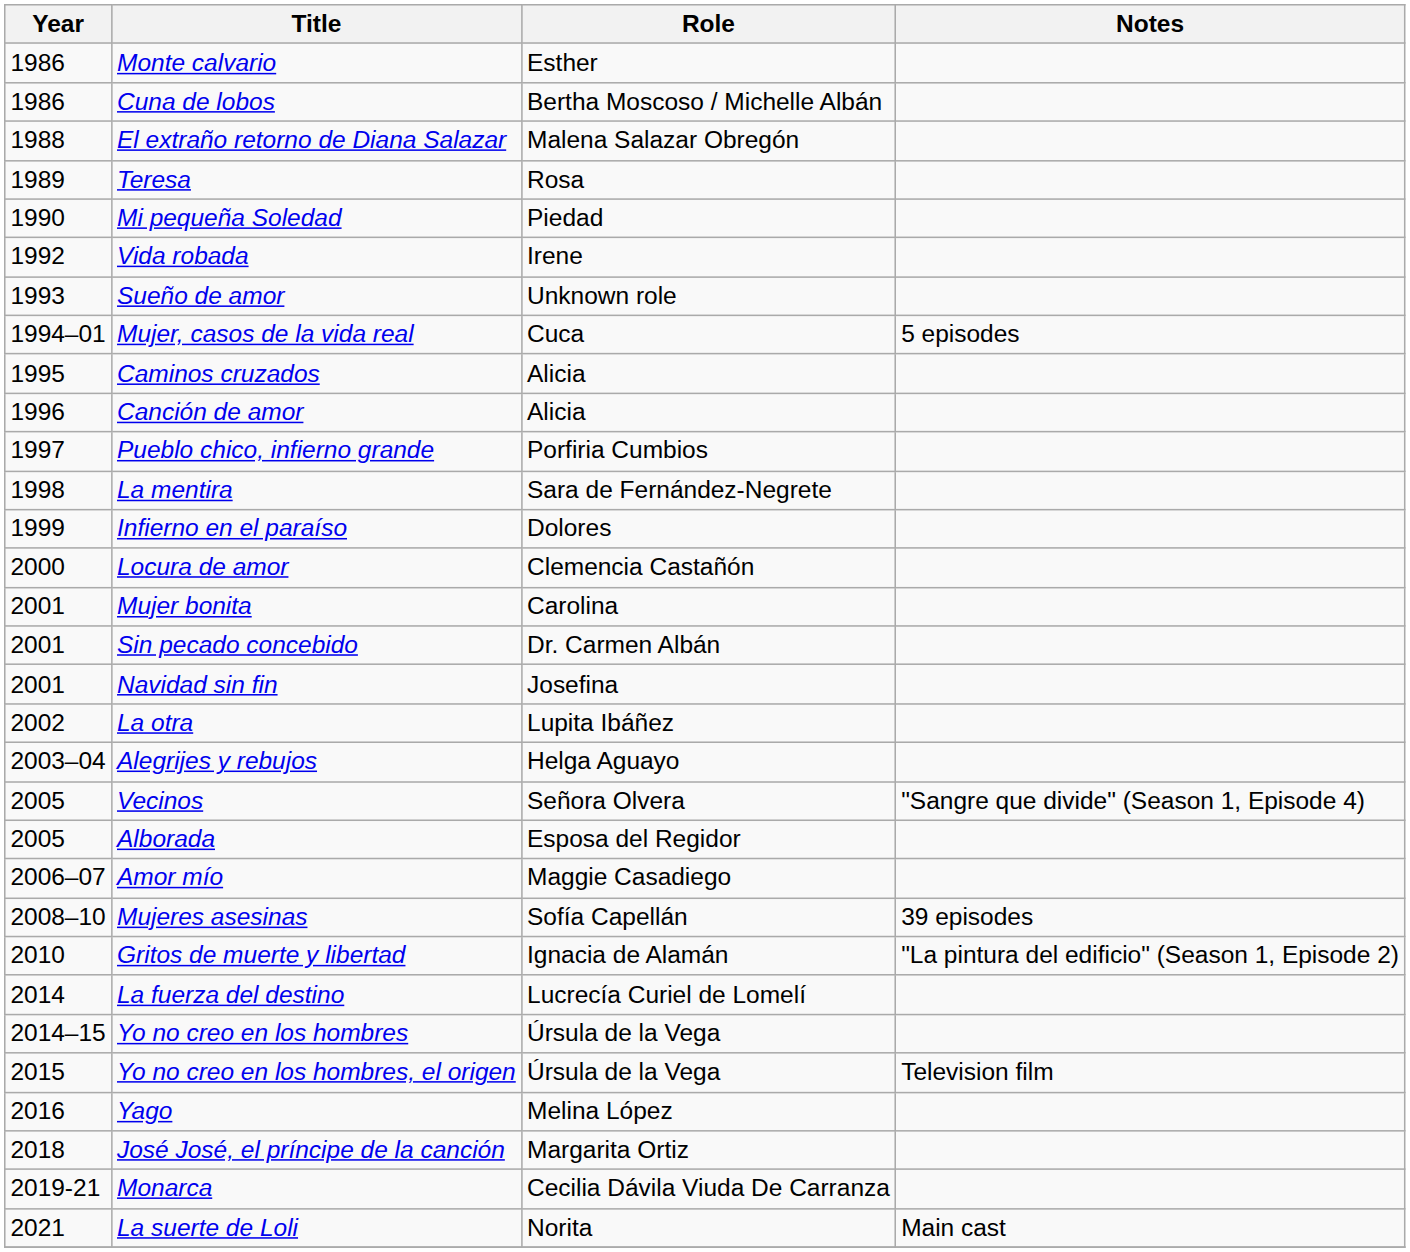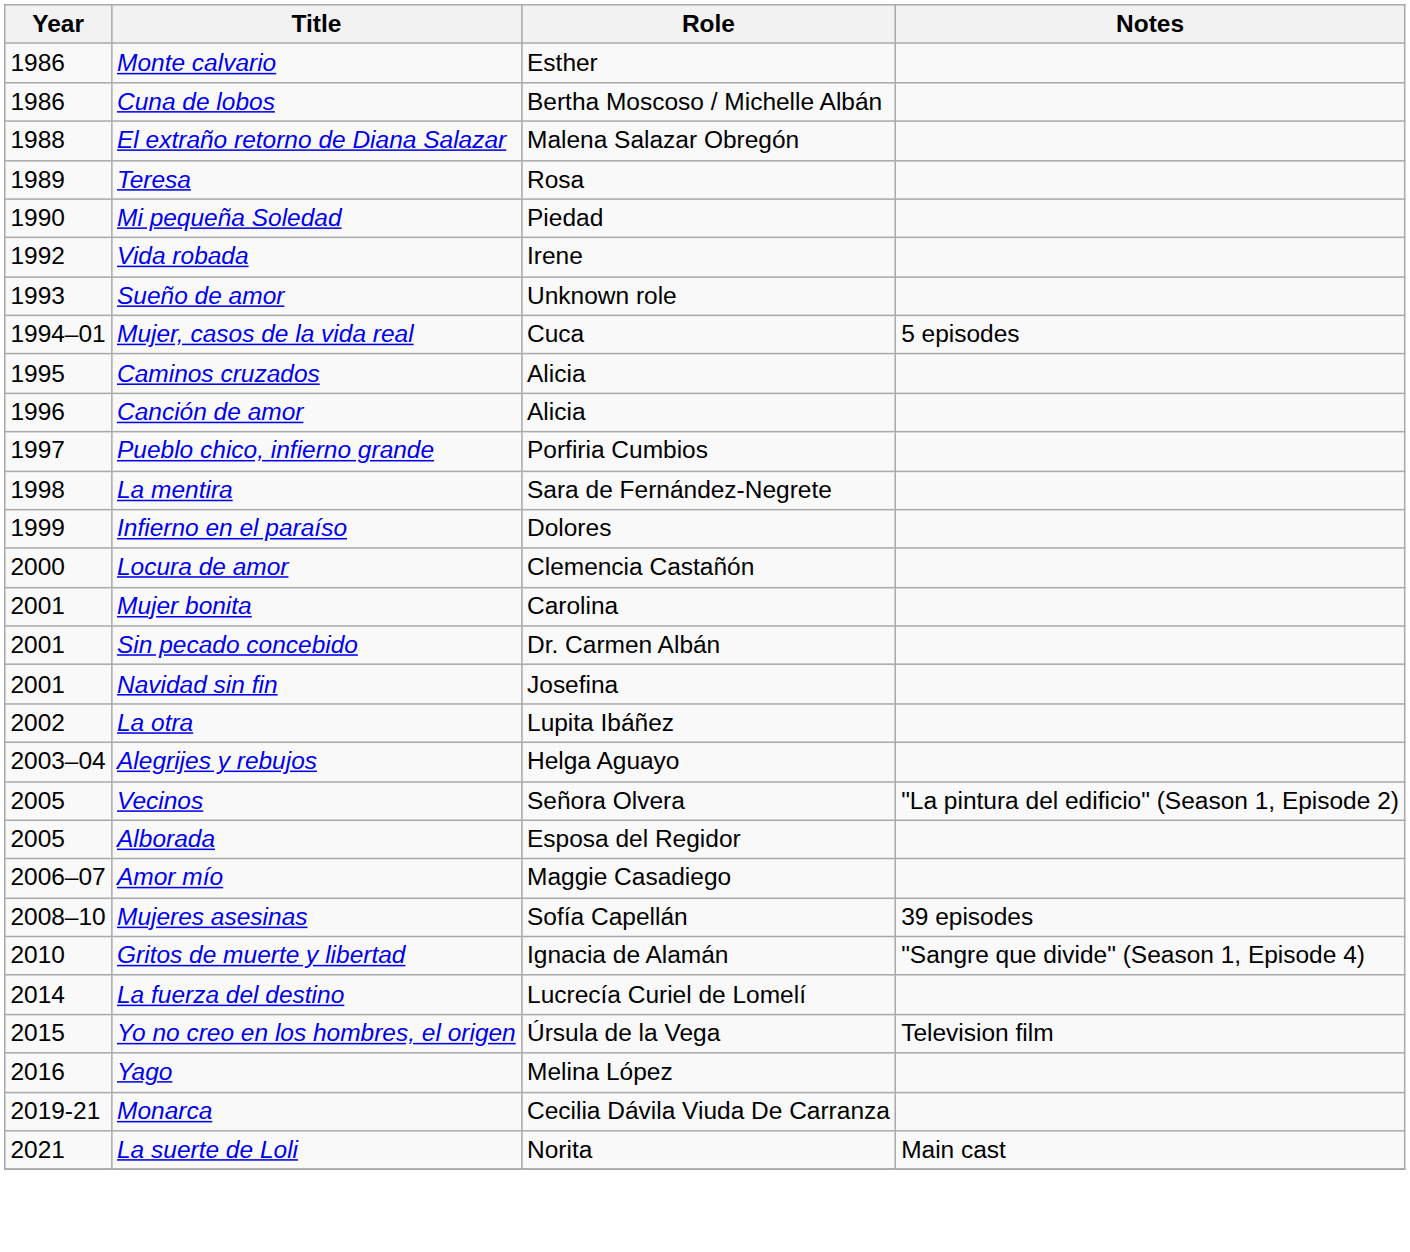(1133, 800) "Sangre que divide" (Season 1, Episode 4) -> (1150, 800) "La pintura del edificio" (Season 1, Episode 2)
(1150, 955) "La pintura del edificio" (Season 1, Episode 2) -> (1133, 955) "Sangre que divide" (Season 1, Episode 4)
- row: (263, 1033)
- row: (311, 1149)
